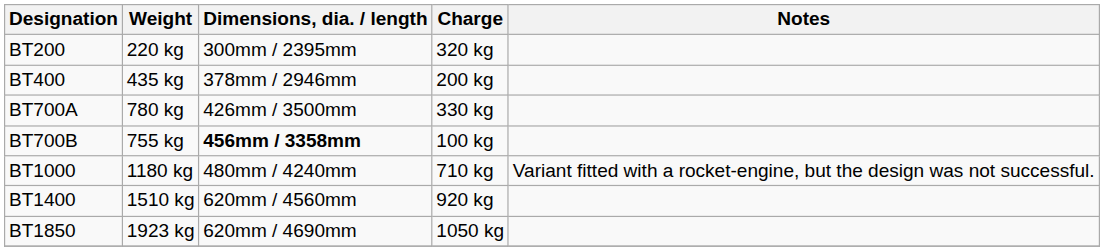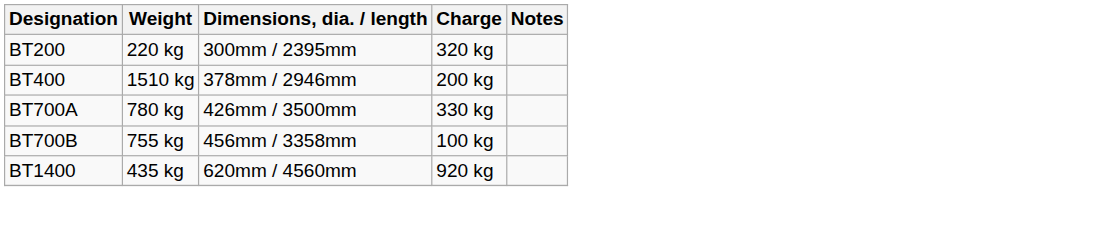(155, 79) 435 kg -> (161, 79) 1510 kg
(282, 140) bold -> (280, 140) normal
- row: (42, 170)
(161, 200) 1510 kg -> (155, 170) 435 kg
- row: (42, 230)
